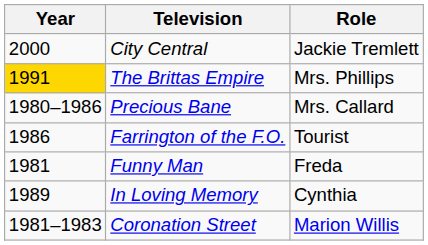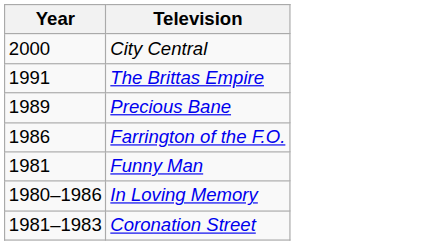- column: (356, 19)
(30, 78) gold background -> (30, 78) no background
(55, 107) 1980–1986 -> (30, 107) 1989
(30, 195) 1989 -> (55, 195) 1980–1986
